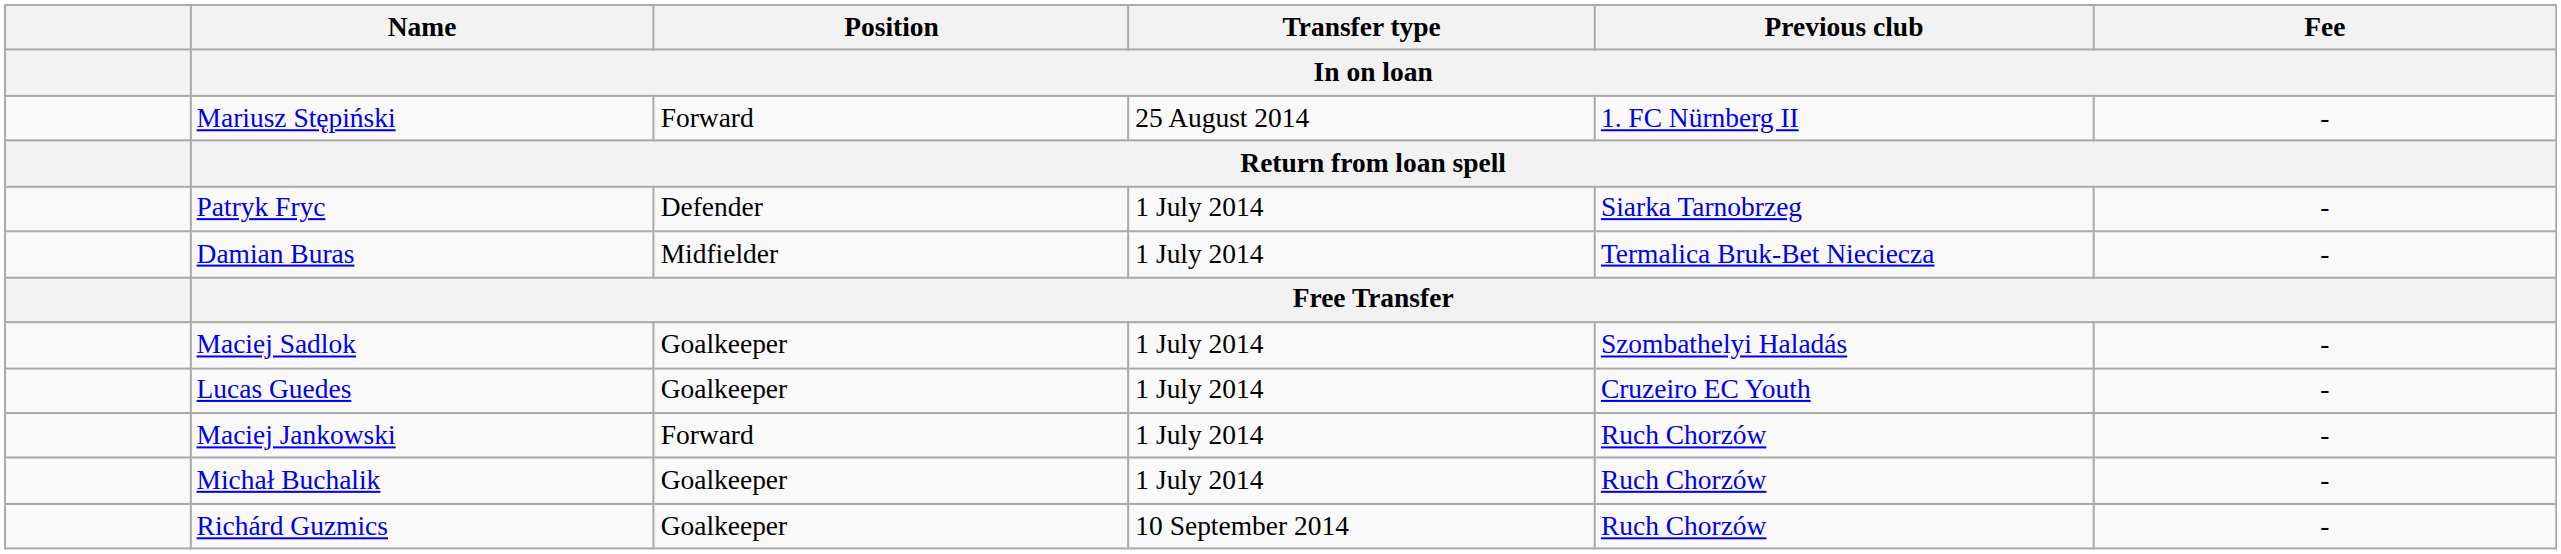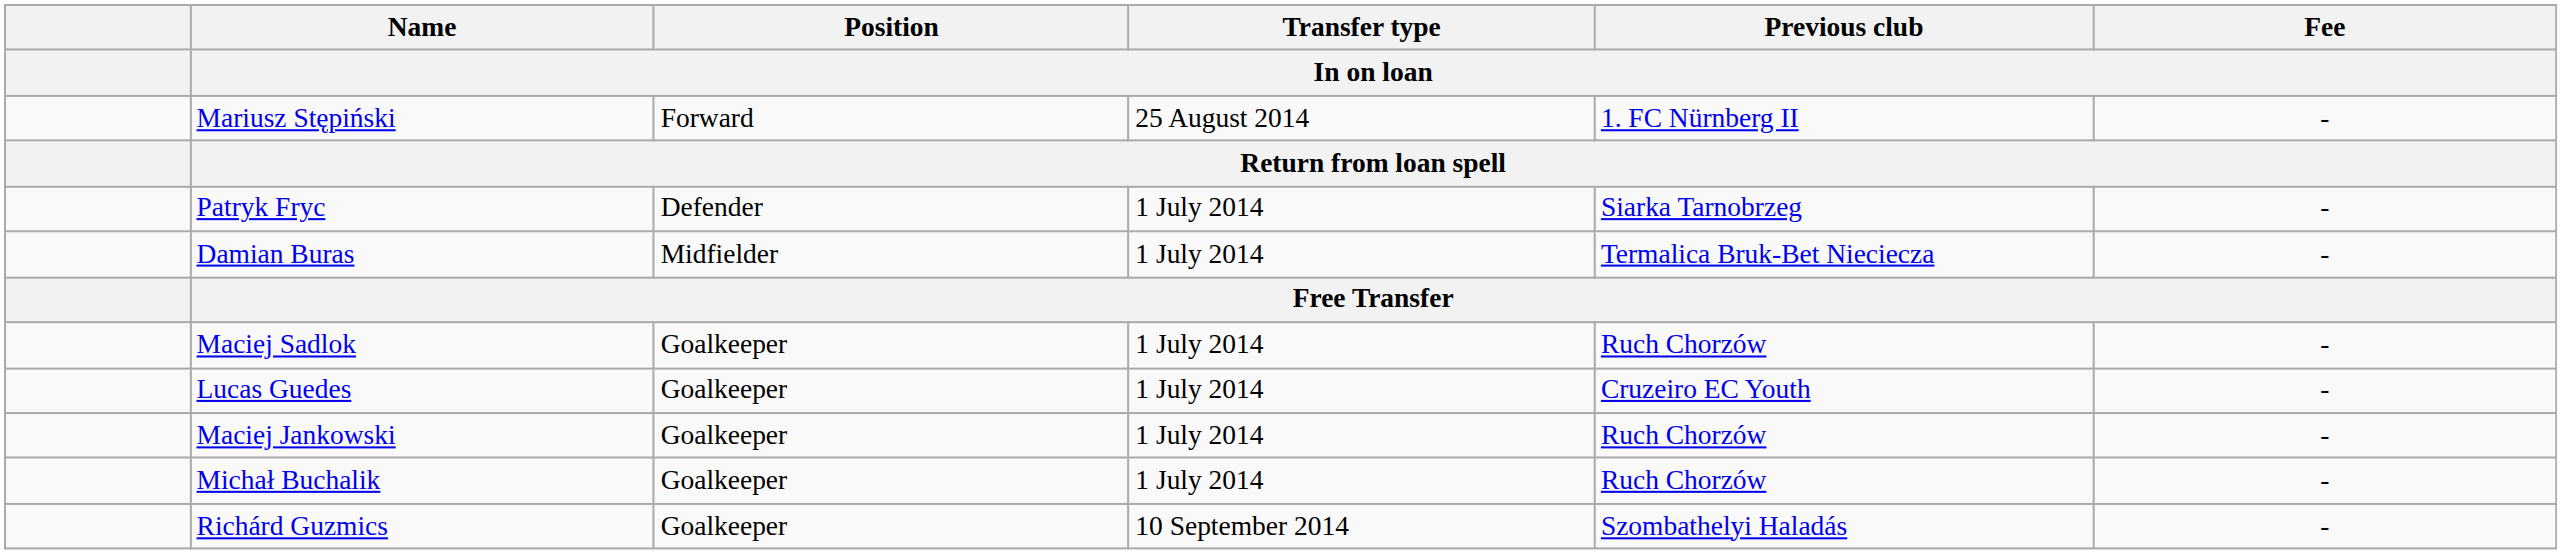(1724, 344) Szombathelyi Haladás -> (1684, 344) Ruch Chorzów
(707, 434) Forward -> (724, 434) Goalkeeper
(1684, 525) Ruch Chorzów -> (1724, 525) Szombathelyi Haladás
